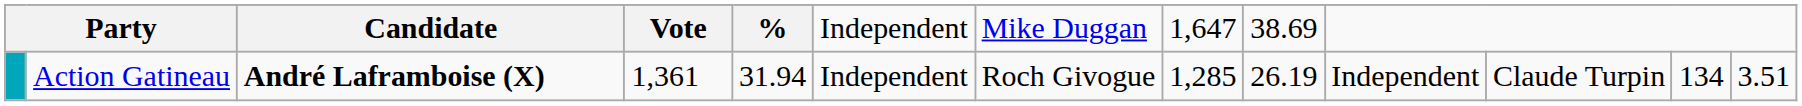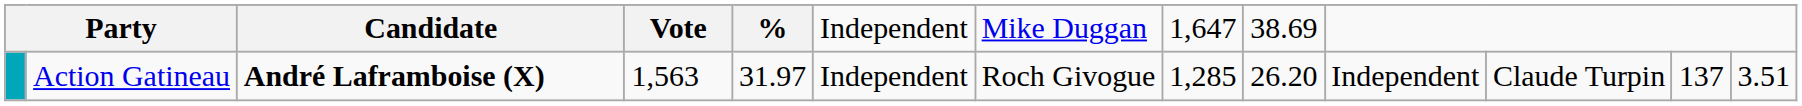(665, 75) 1,361 -> (665, 75) 1,563
(773, 75) 31.94 -> (773, 75) 31.97
(1284, 75) 26.19 -> (1284, 75) 26.20
(1701, 75) 134 -> (1701, 75) 137
